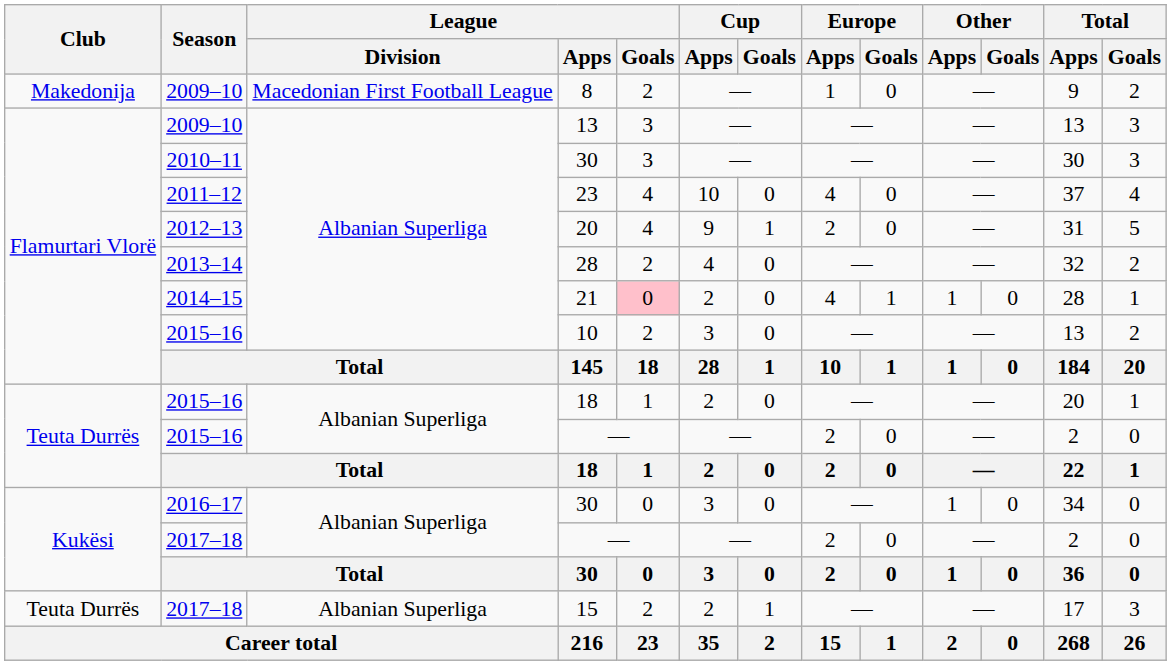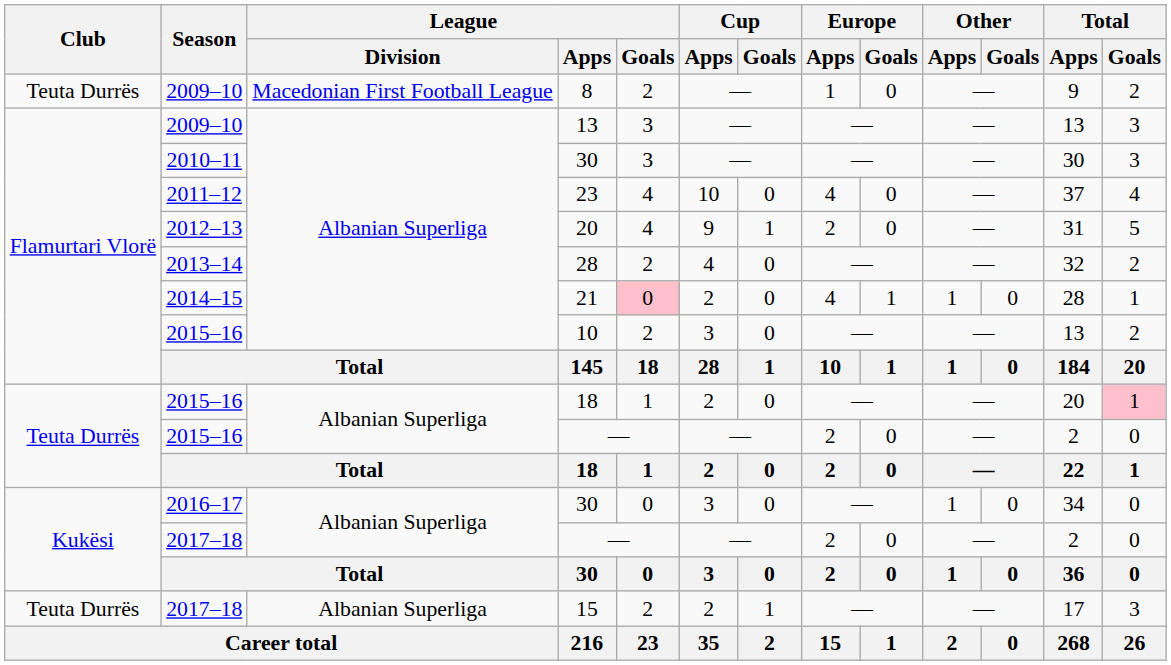(83, 90) Makedonija -> (83, 90) Teuta Durrës
(1134, 401) no background -> (1134, 401) pink background
